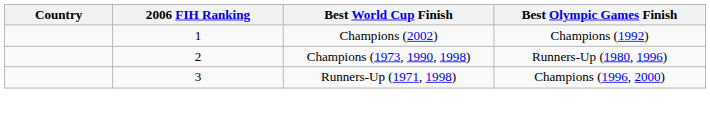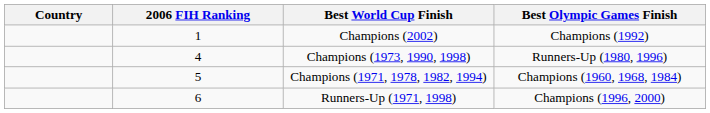(198, 56) 2 -> (198, 56) 4
+ row: (389, 77)
(198, 77) 3 -> (198, 98) 6
